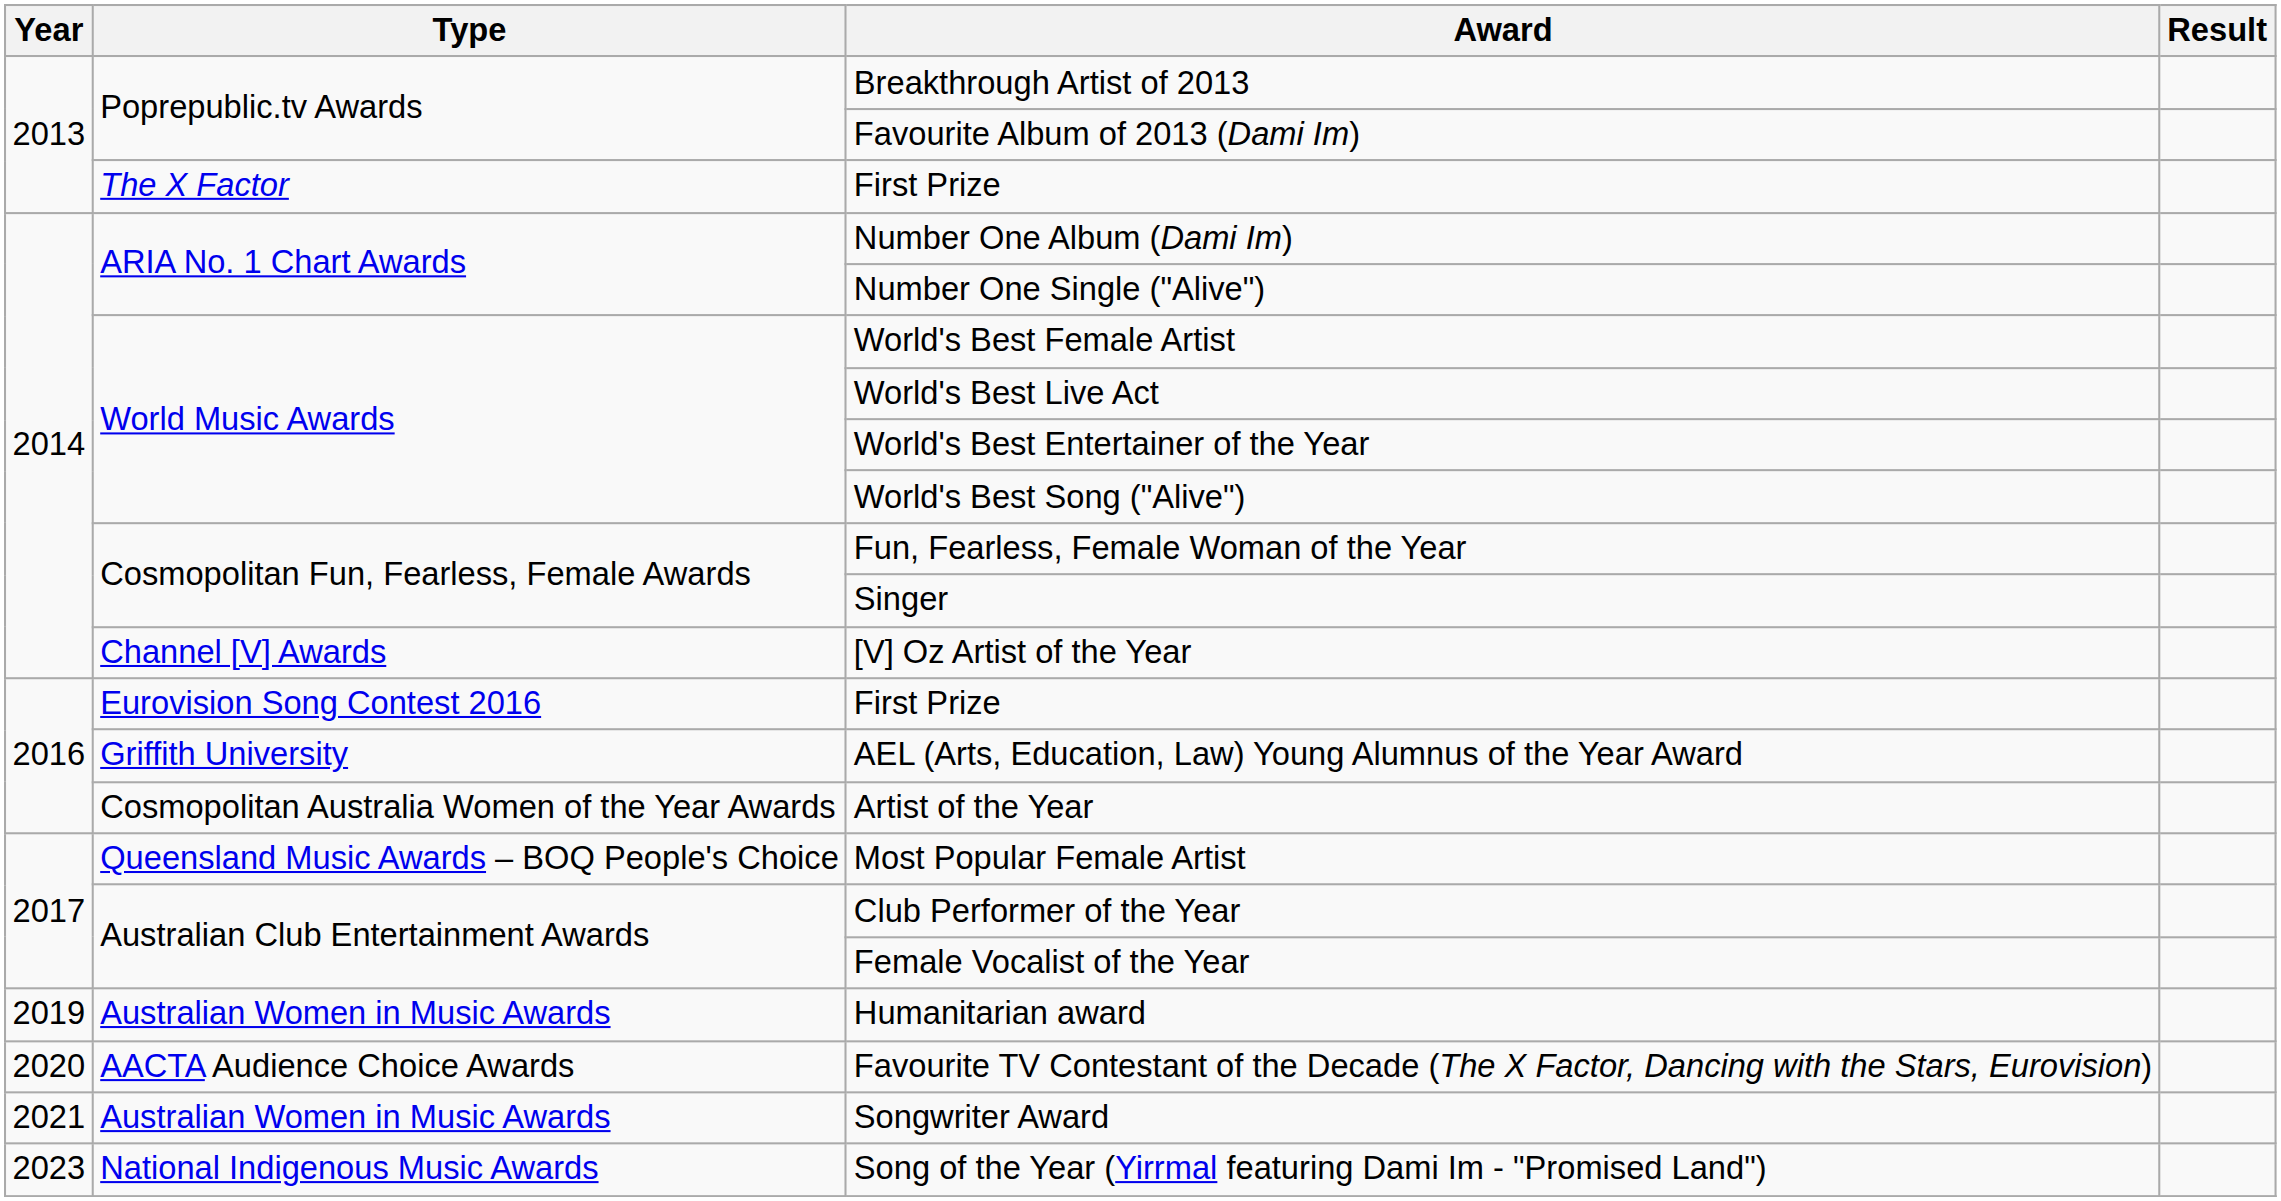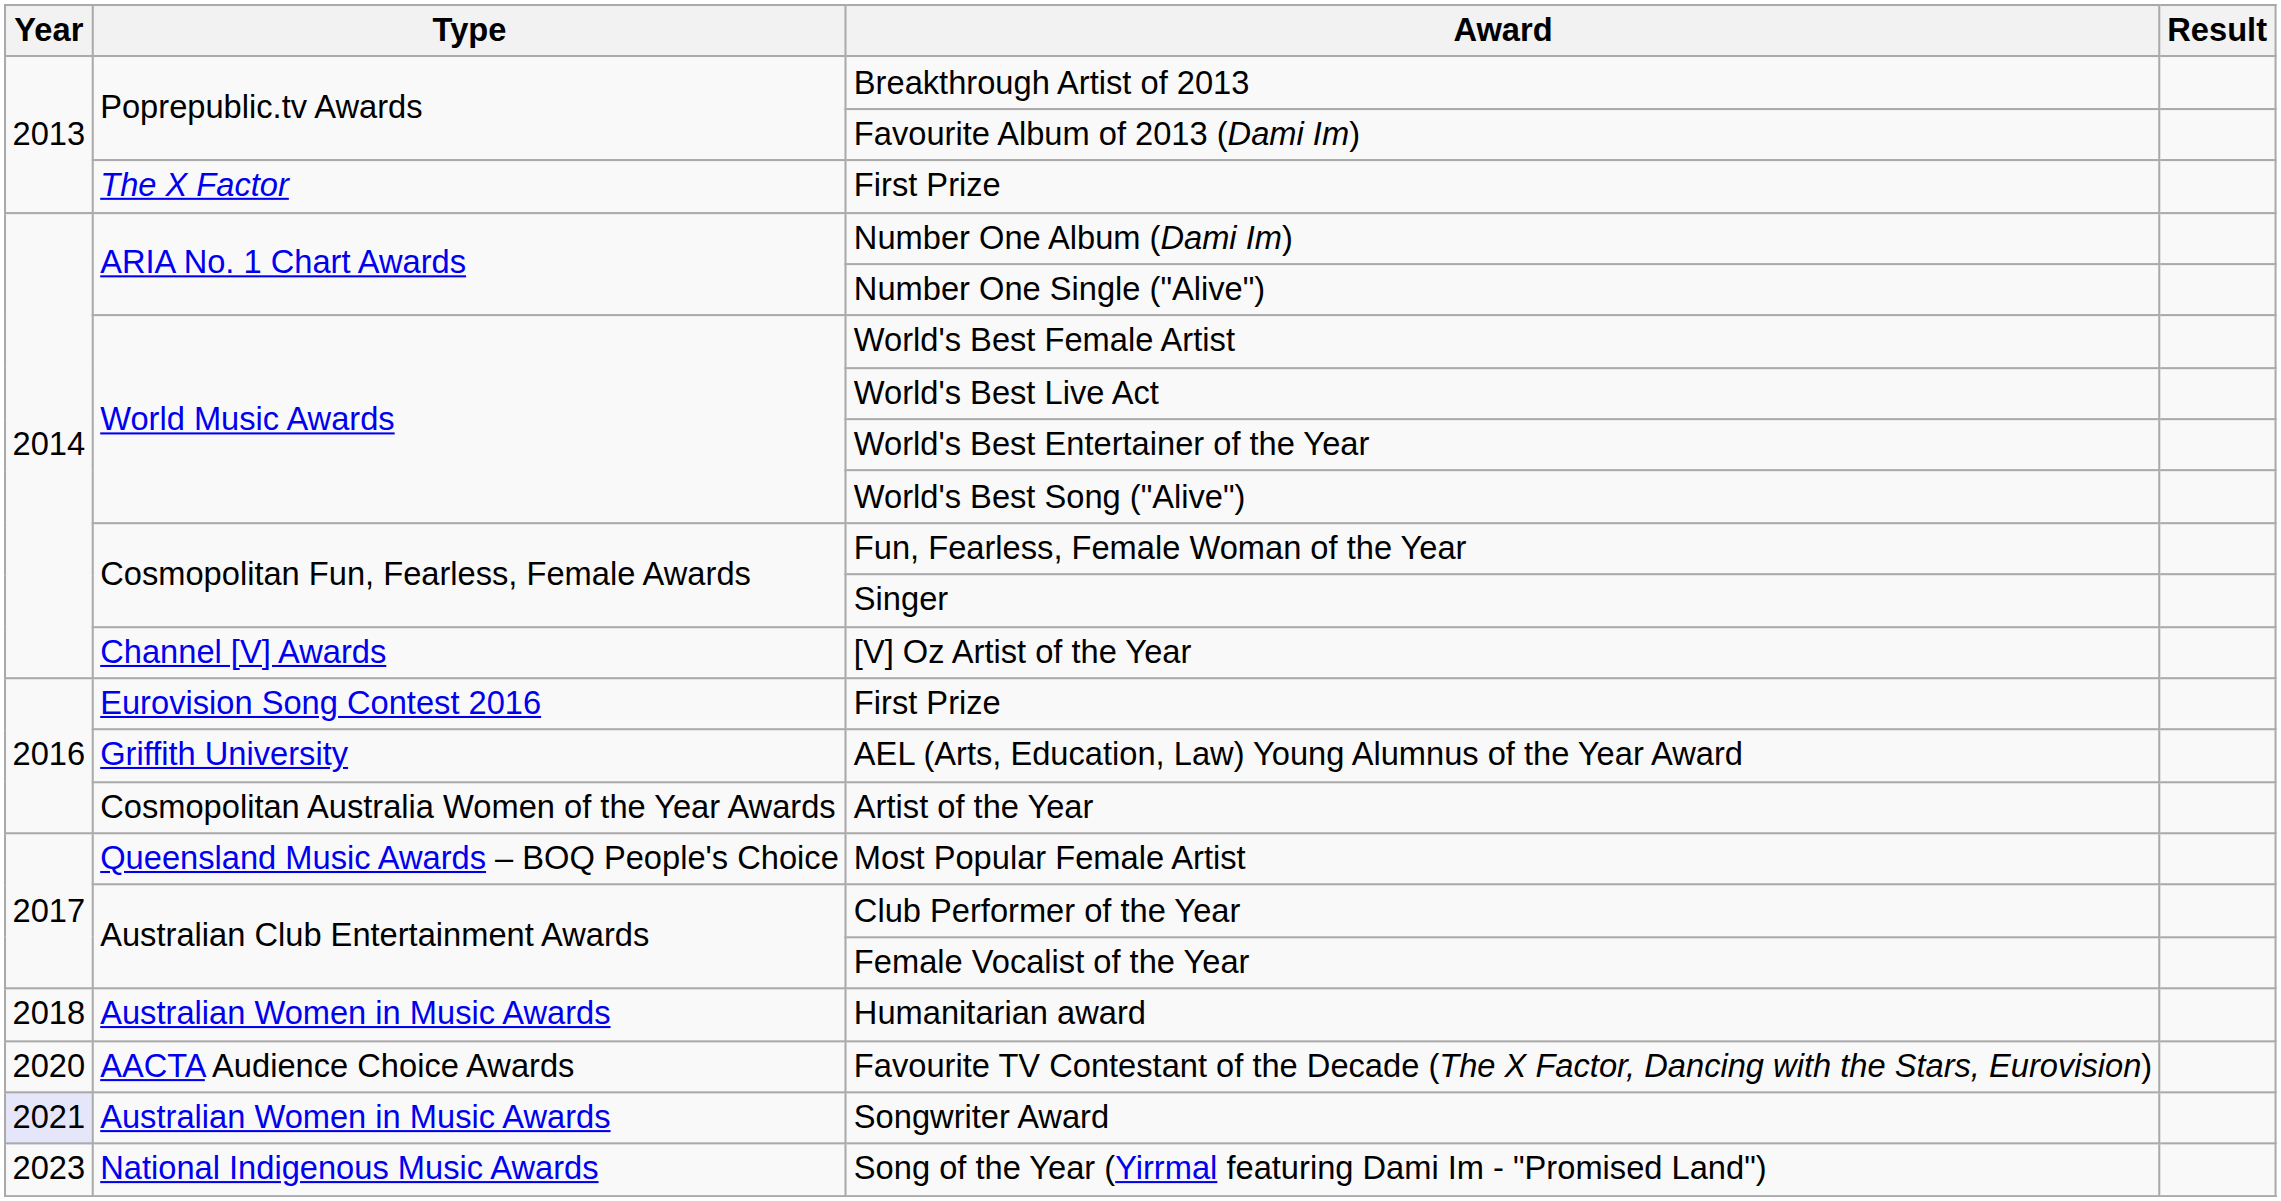(49, 1013) 2019 -> (49, 1013) 2018
(49, 1117) no background -> (49, 1117) lavender background
